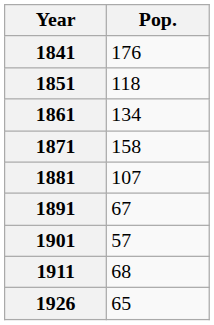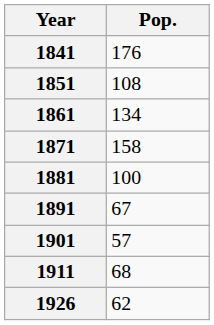(126, 83) 118 -> (126, 83) 108
(126, 177) 107 -> (126, 177) 100
(121, 303) 65 -> (121, 303) 62
